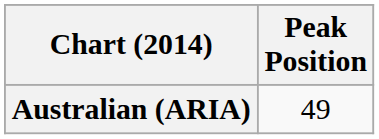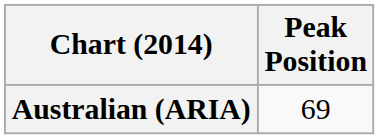(316, 108) 49 -> (316, 108) 69
